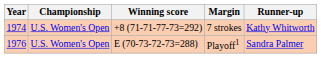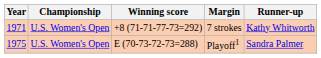(16, 27) 1974 -> (16, 27) 1971
(16, 44) 1976 -> (16, 44) 1975
